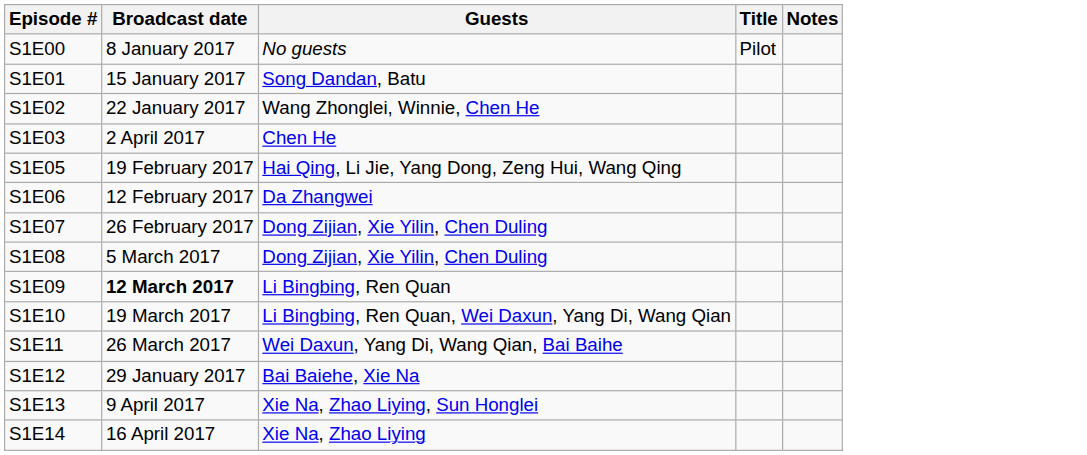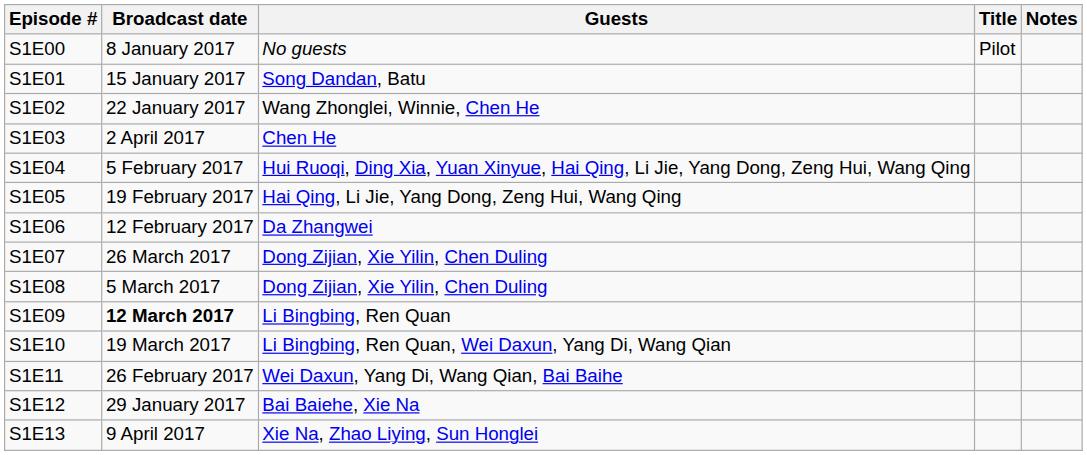+ row: (37, 167)
(180, 227) 26 February 2017 -> (168, 256) 26 March 2017
(168, 345) 26 March 2017 -> (180, 375) 26 February 2017
- row: (37, 434)
